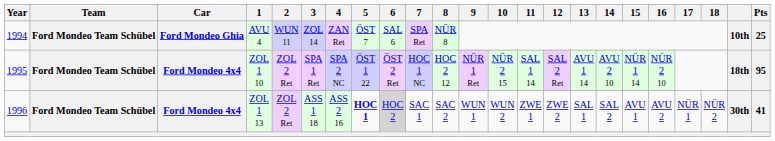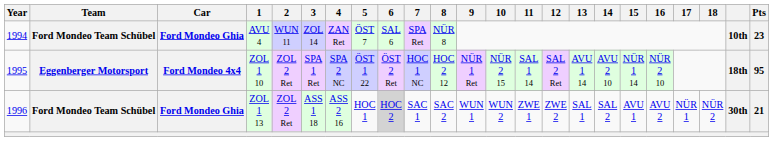(761, 35) 25 -> (759, 35) 23
(94, 70) Ford Mondeo Team Schübel -> (94, 70) Eggenberger Motorsport
(202, 110) Ford Mondeo 4x4 -> (202, 110) Ford Mondeo Ghia
(366, 110) bold -> (365, 110) normal
(761, 110) 41 -> (759, 110) 21
